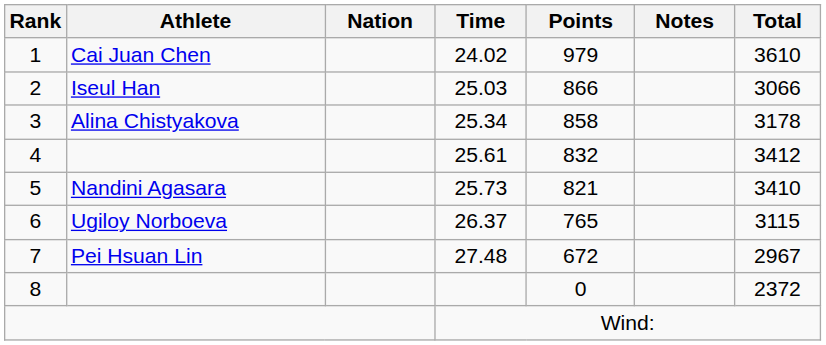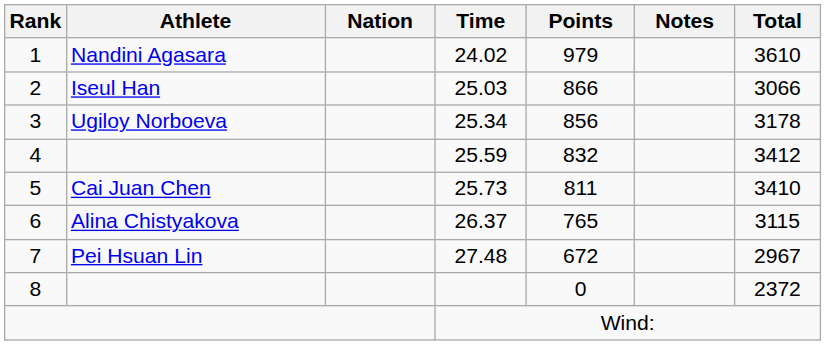(141, 54) Cai Juan Chen -> (148, 54) Nandini Agasara
(155, 121) Alina Chistyakova -> (149, 121) Ugiloy Norboeva
(581, 121) 858 -> (581, 121) 856
(481, 155) 25.61 -> (481, 155) 25.59
(148, 188) Nandini Agasara -> (141, 188) Cai Juan Chen
(581, 188) 821 -> (581, 188) 811
(149, 222) Ugiloy Norboeva -> (155, 222) Alina Chistyakova
